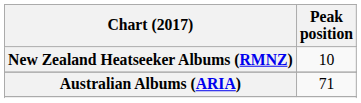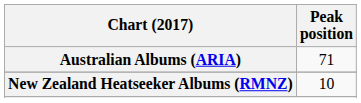rows swapped: (150, 84) <-> (150, 59)
